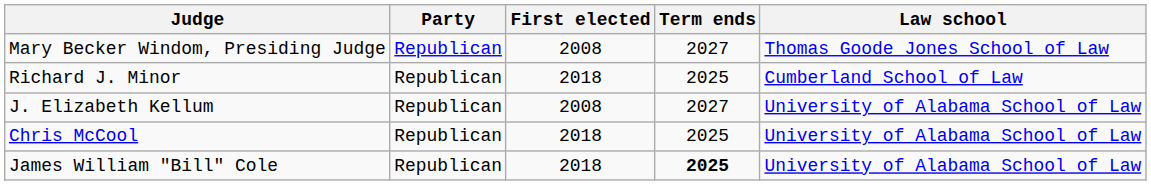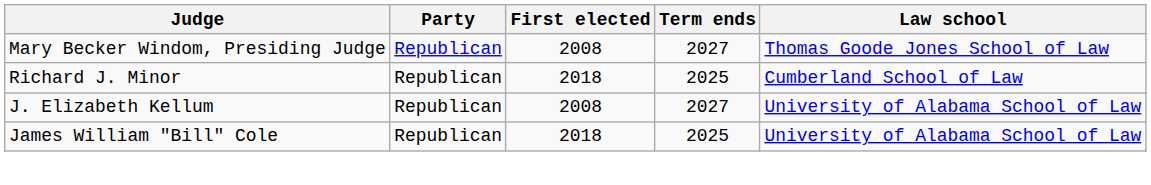- row: (74, 136)
(707, 166) bold -> (707, 136) normal
